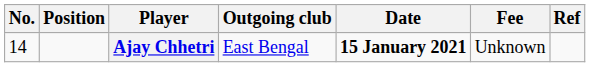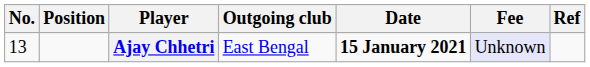(18, 47) 14 -> (18, 47) 13
(510, 47) no background -> (510, 47) lavender background
